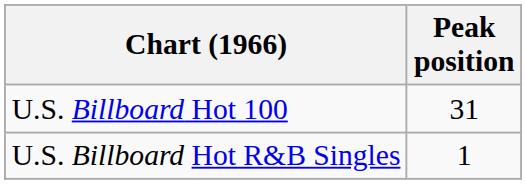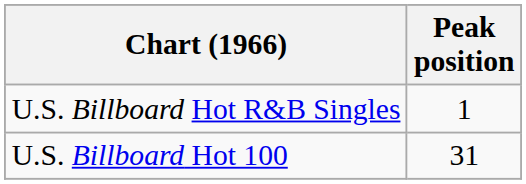rows swapped: (150, 108) <-> (206, 155)
